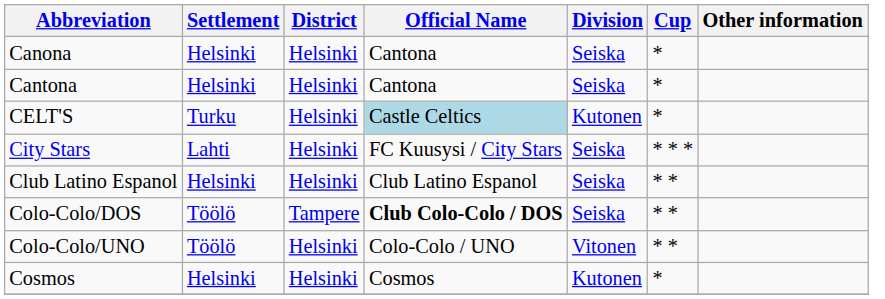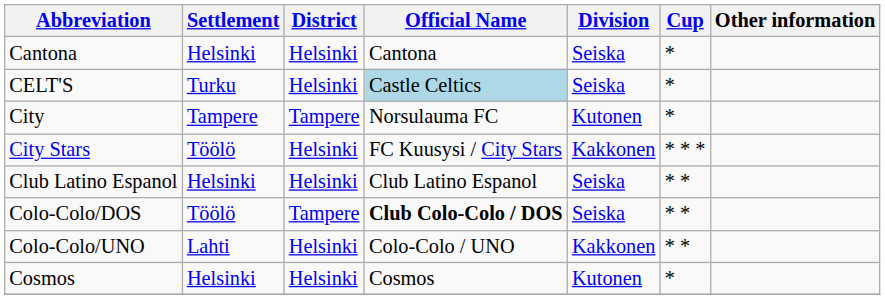- row: (40, 52)
(607, 117) Kutonen -> (598, 85) Seiska
+ row: (27, 117)
(208, 149) Lahti -> (211, 149) Töölö
(598, 149) Seiska -> (614, 149) Kakkonen
(211, 246) Töölö -> (208, 246) Lahti
(604, 246) Vitonen -> (614, 246) Kakkonen
